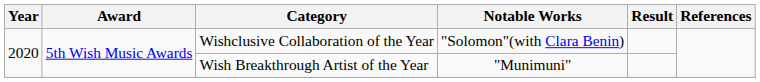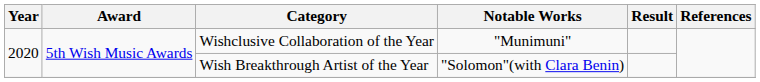(533, 41) "Solomon"(with Clara Benin) -> (533, 41) "Munimuni"
(533, 65) "Munimuni" -> (533, 65) "Solomon"(with Clara Benin)
